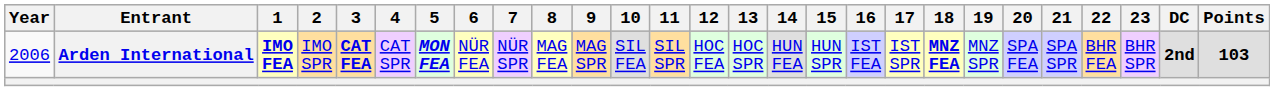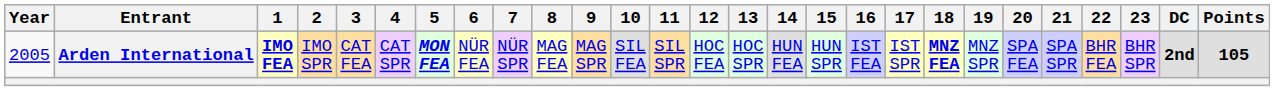(30, 55) 2006 -> (30, 55) 2005
(356, 55) bold -> (356, 55) normal
(1234, 55) 103 -> (1234, 55) 105
